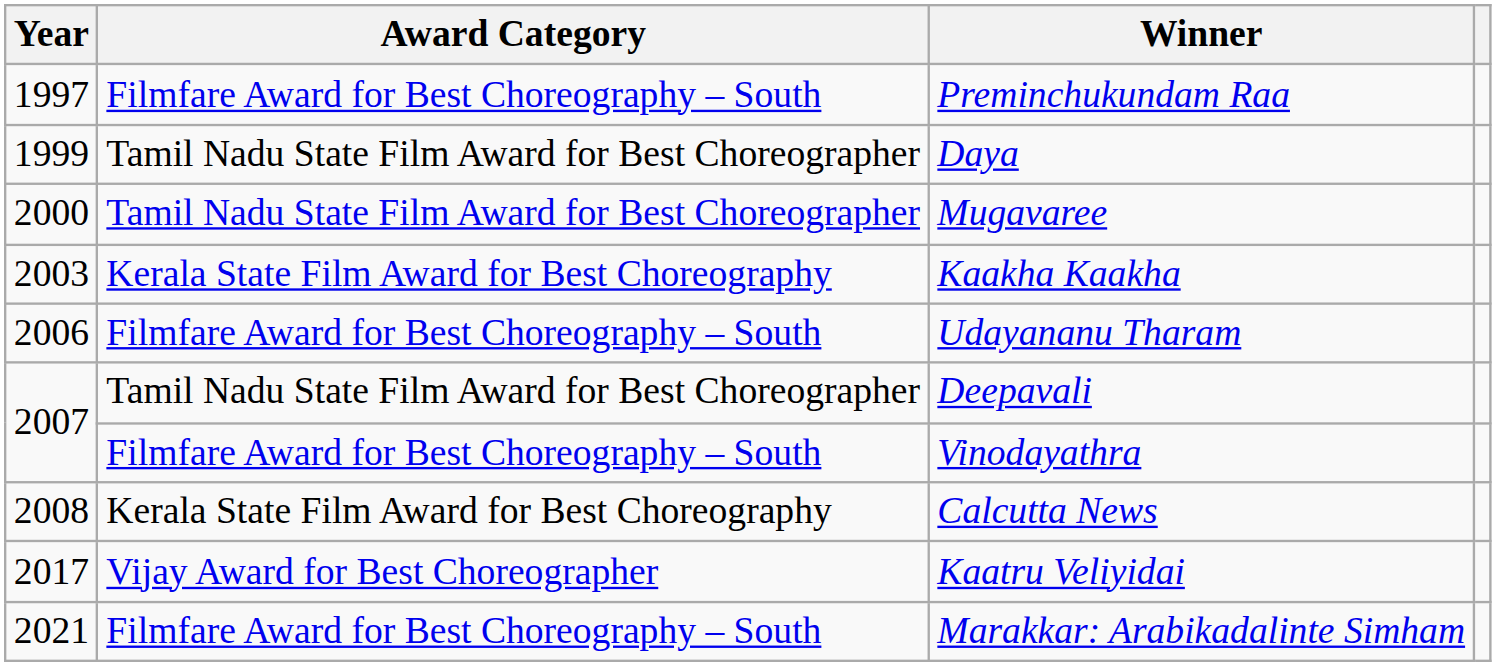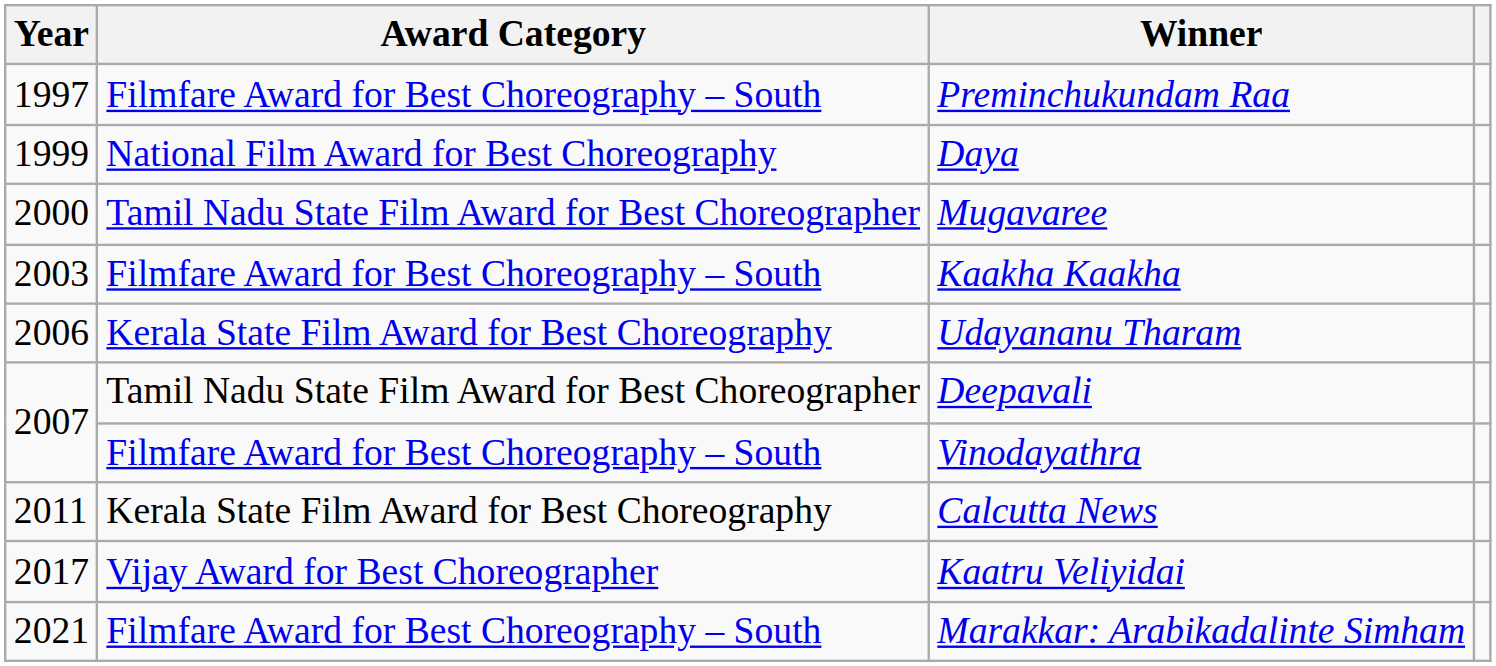(513, 153) Tamil Nadu State Film Award for Best Choreographer -> (441, 153) National Film Award for Best Choreography
(469, 272) Kerala State Film Award for Best Choreography -> (464, 272) Filmfare Award for Best Choreography – South
(464, 332) Filmfare Award for Best Choreography – South -> (469, 332) Kerala State Film Award for Best Choreography
(51, 511) 2008 -> (51, 511) 2011
